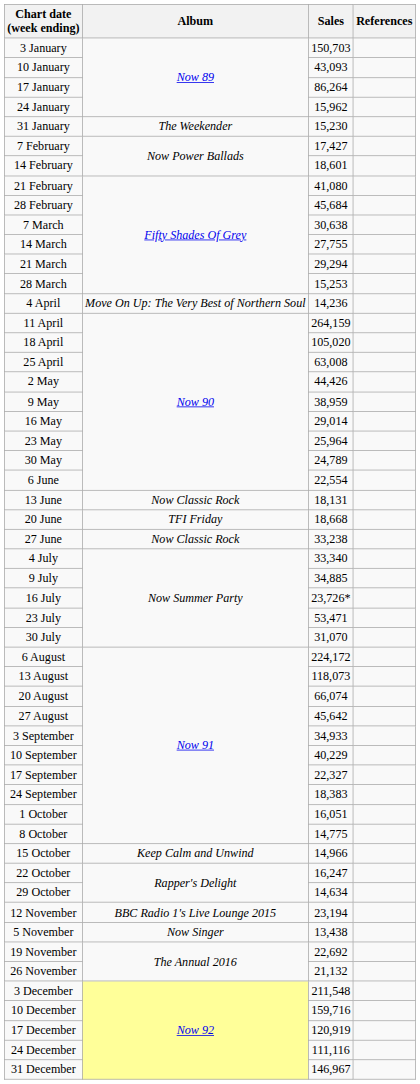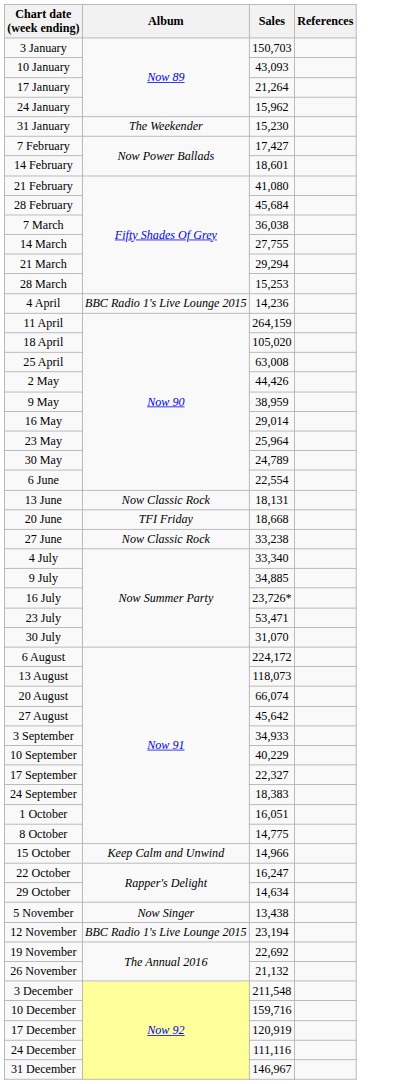(331, 86) 86,264 -> (272, 86) 21,264
(331, 224) 30,638 -> (272, 224) 36,038
(195, 302) Move On Up: The Very Best of Northern Soul -> (166, 302) BBC Radio 1's Live Lounge 2015
rows swapped: (43, 931) <-> (43, 911)
